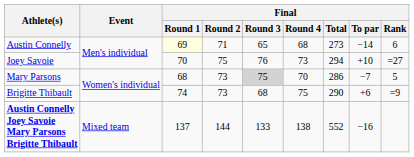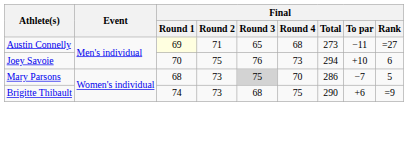(365, 45) −14 -> (360, 45) −11
(395, 45) 6 -> (390, 45) =27
(395, 61) =27 -> (390, 61) 6
- row: (42, 127)
